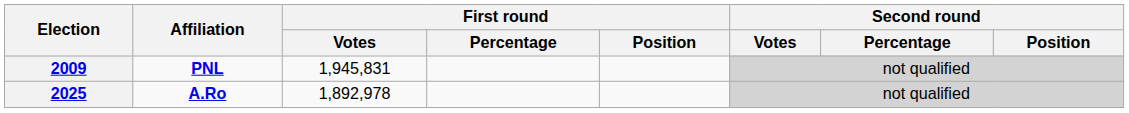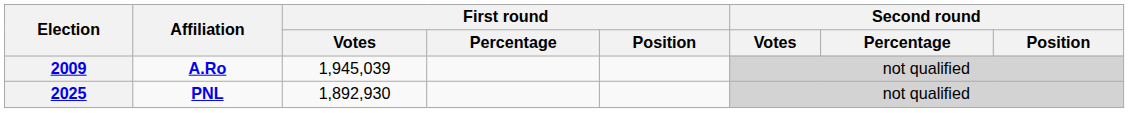(207, 68) PNL -> (207, 68) A.Ro
(355, 68) 1,945,831 -> (355, 68) 1,945,039
(207, 94) A.Ro -> (207, 94) PNL
(355, 94) 1,892,978 -> (355, 94) 1,892,930
